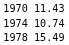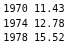(49, 23) 10.74 -> (49, 23) 12.78
(49, 38) 15.49 -> (49, 38) 15.52
